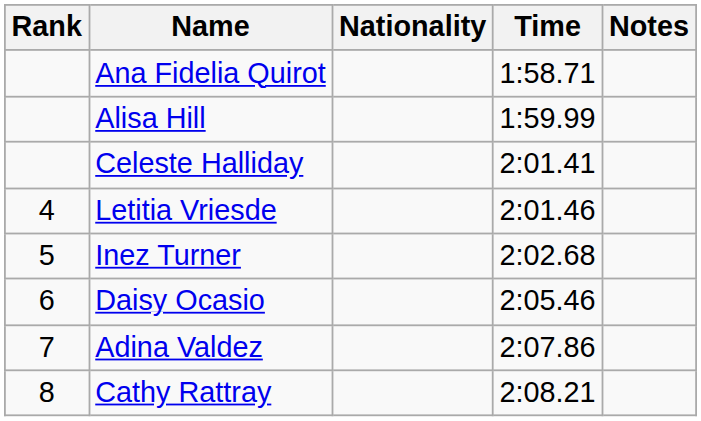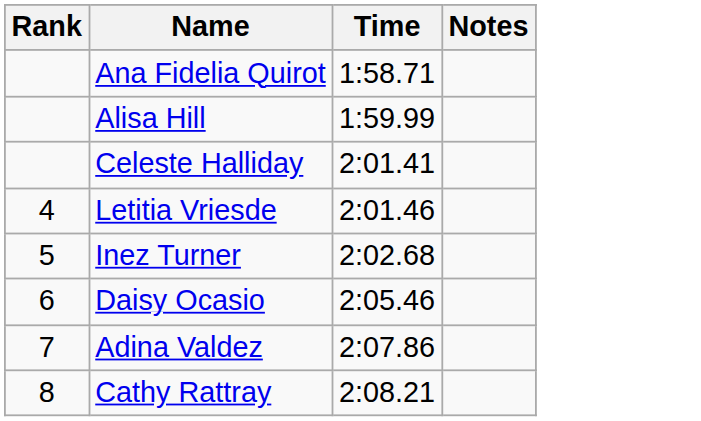- column: (413, 27)
